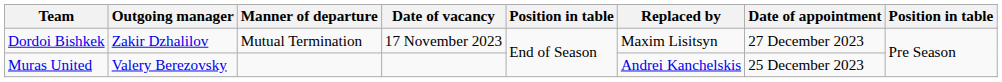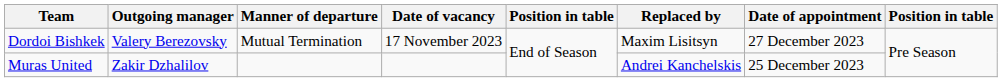(160, 40) Zakir Dzhalilov -> (169, 40) Valery Berezovsky
(169, 64) Valery Berezovsky -> (160, 64) Zakir Dzhalilov
